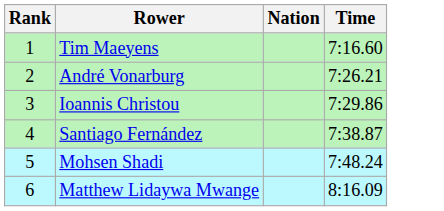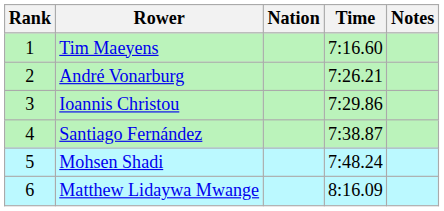+ column: (413, 18)
